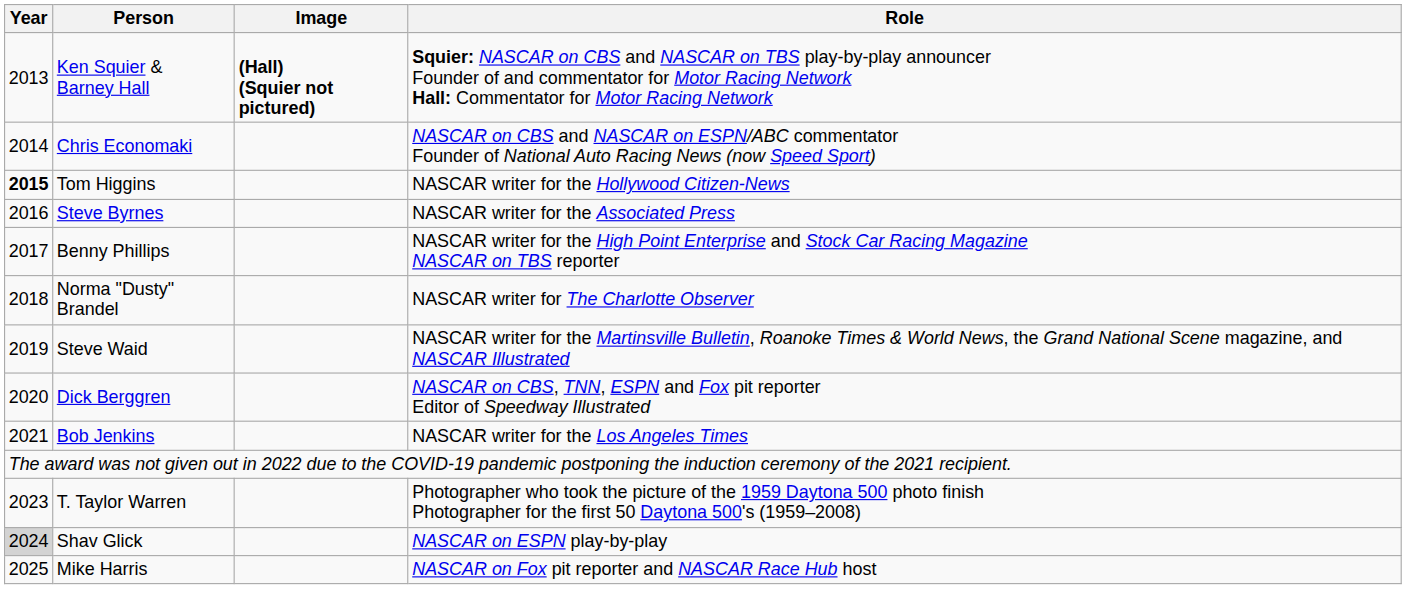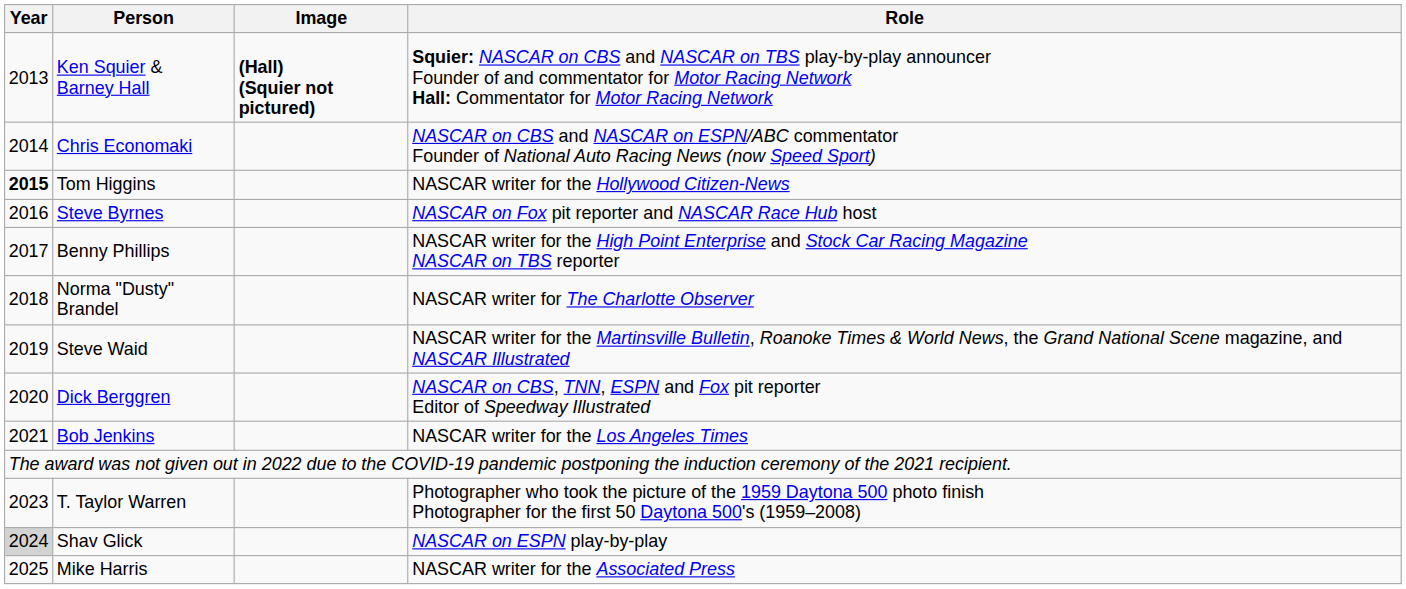(574, 213) NASCAR writer for the Associated Press -> (644, 213) NASCAR on Fox pit reporter and NASCAR Race Hub host
(644, 569) NASCAR on Fox pit reporter and NASCAR Race Hub host -> (574, 569) NASCAR writer for the Associated Press
